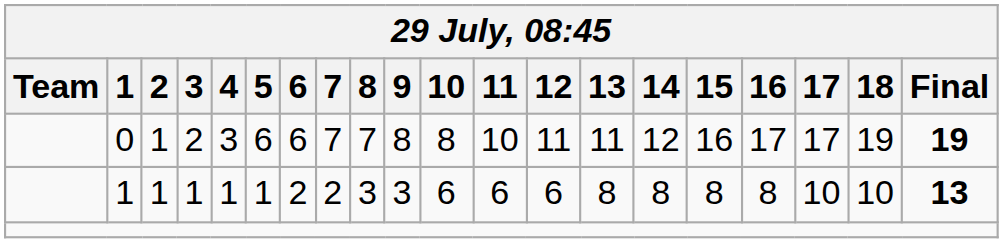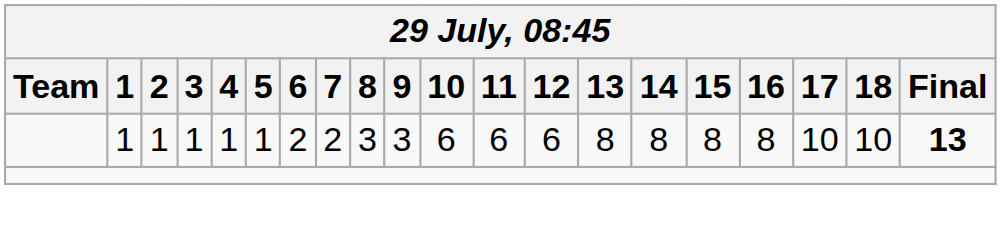- row: (125, 139)
